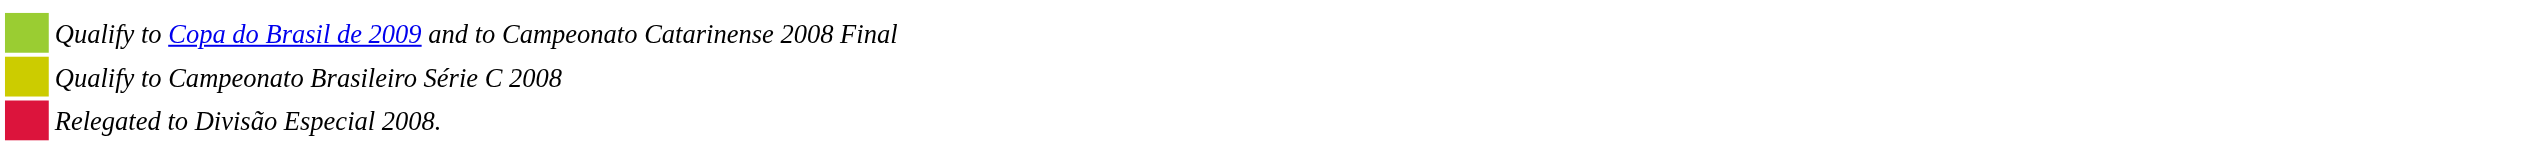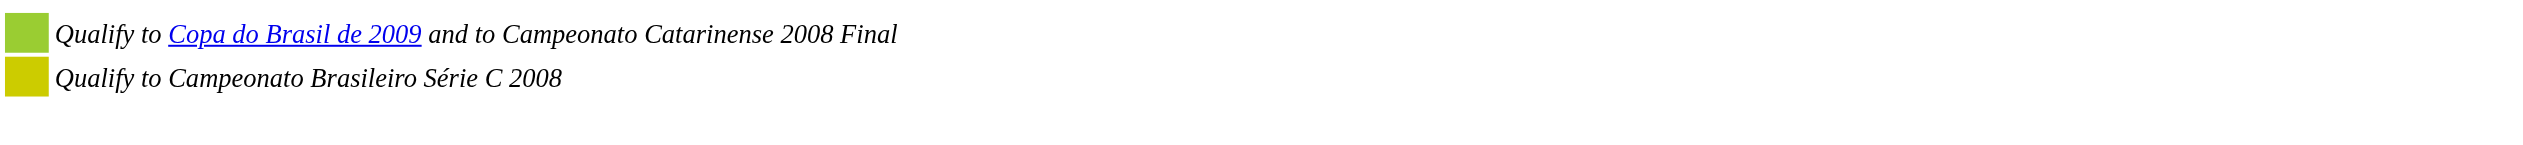- row: (248, 121)
